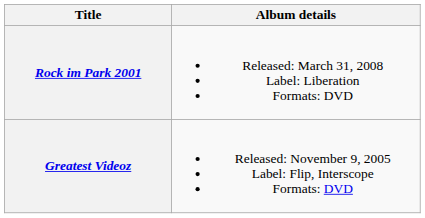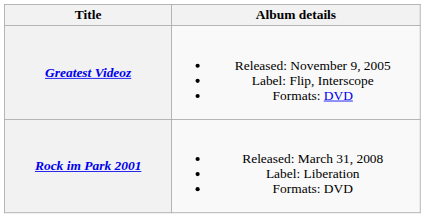rows swapped: (88, 166) <-> (88, 72)
